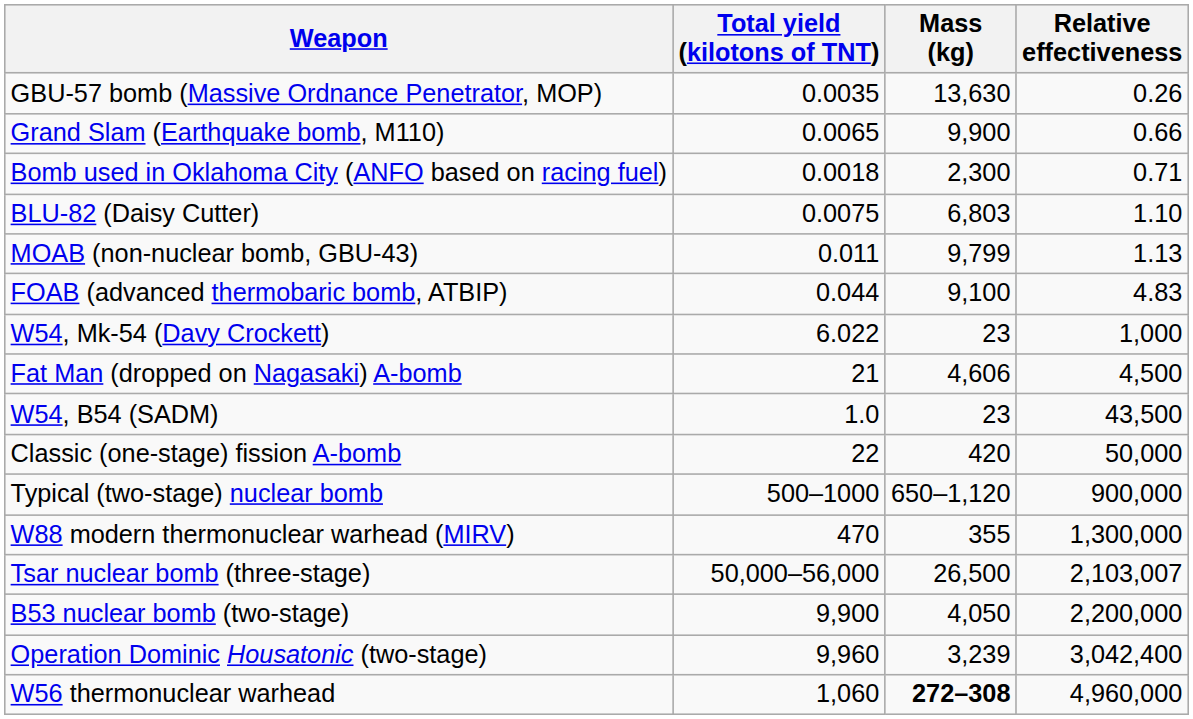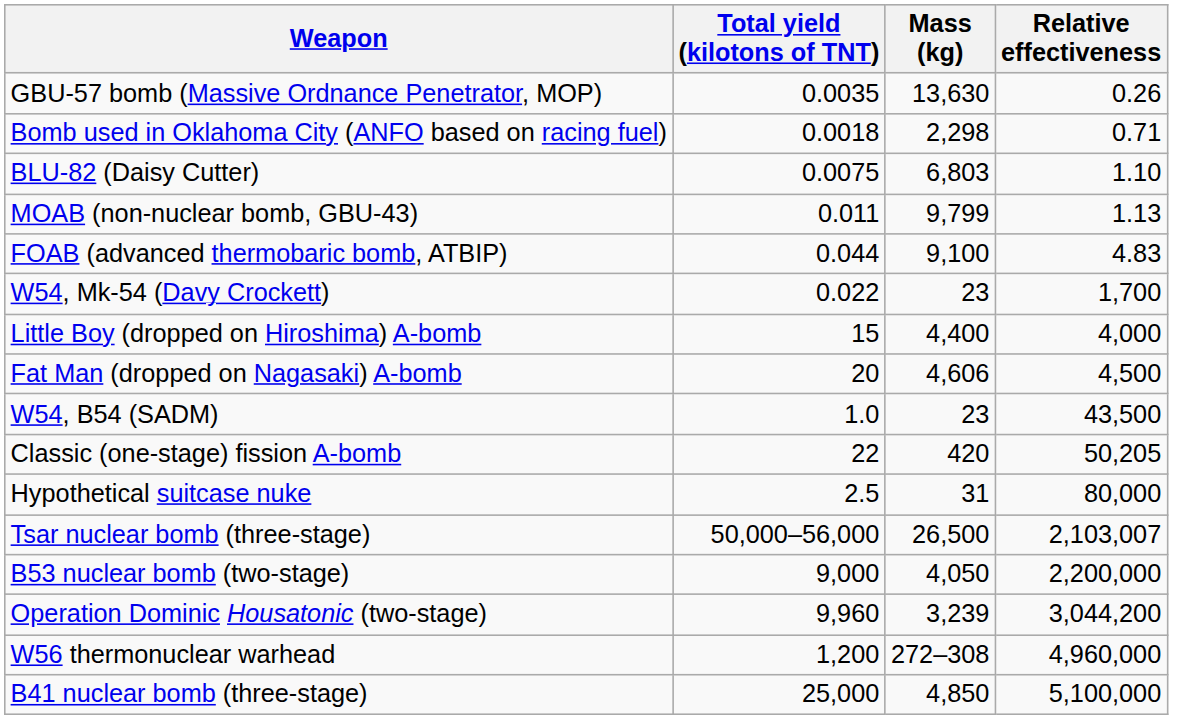- row: (227, 133)
(979, 173) 2,300 -> (958, 133) 2,298
(848, 333) 6.022 -> (848, 293) 0.022
(1151, 333) 1,000 -> (1130, 293) 1,700
+ row: (246, 333)
(865, 373) 21 -> (865, 373) 20
(1144, 453) 50,000 -> (1123, 453) 50,205
+ row: (161, 494)
- row: (197, 494)
- row: (263, 534)
(848, 614) 9,900 -> (848, 574) 9,000
(1126, 654) 3,042,400 -> (1105, 614) 3,044,200
(848, 694) 1,060 -> (848, 654) 1,200
(961, 694) bold -> (940, 654) normal
+ row: (189, 694)
